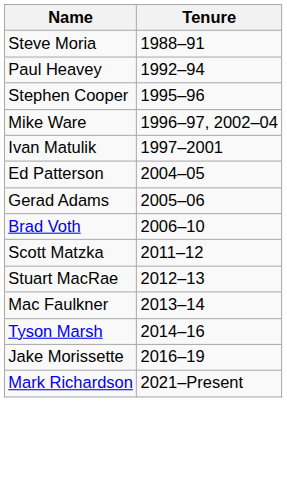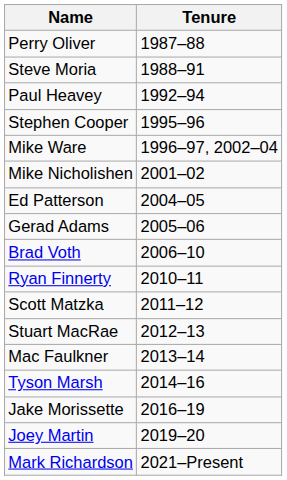+ row: (52, 43)
- row: (52, 148)
+ row: (71, 174)
+ row: (60, 278)
+ row: (51, 435)
